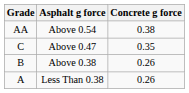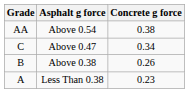(146, 46) 0.35 -> (146, 46) 0.34
(146, 79) 0.26 -> (146, 79) 0.23
